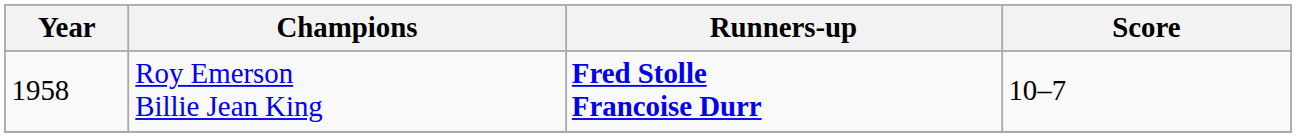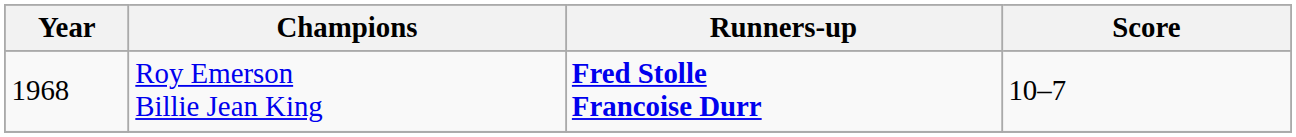(40, 90) 1958 -> (40, 90) 1968
